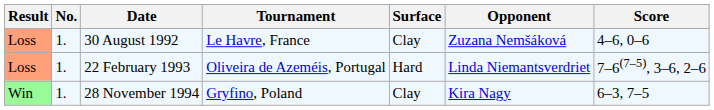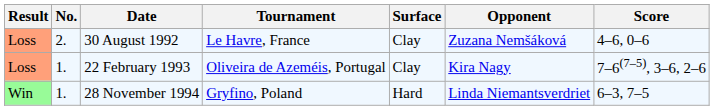(61, 40) 1. -> (61, 40) 2.
(407, 66) Hard -> (407, 66) Clay
(519, 66) Linda Niemantsverdriet -> (479, 66) Kira Nagy
(407, 92) Clay -> (407, 92) Hard
(479, 92) Kira Nagy -> (519, 92) Linda Niemantsverdriet
